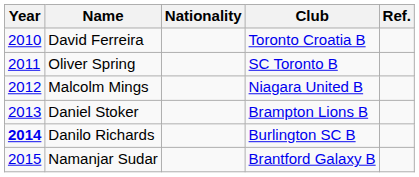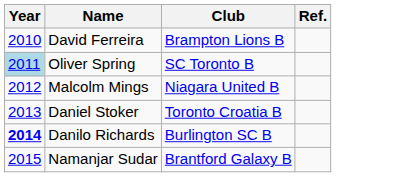- column: (203, 16)
(307, 40) Toronto Croatia B -> (225, 40) Brampton Lions B
(24, 64) no background -> (24, 64) lightblue background
(308, 111) Brampton Lions B -> (223, 111) Toronto Croatia B
